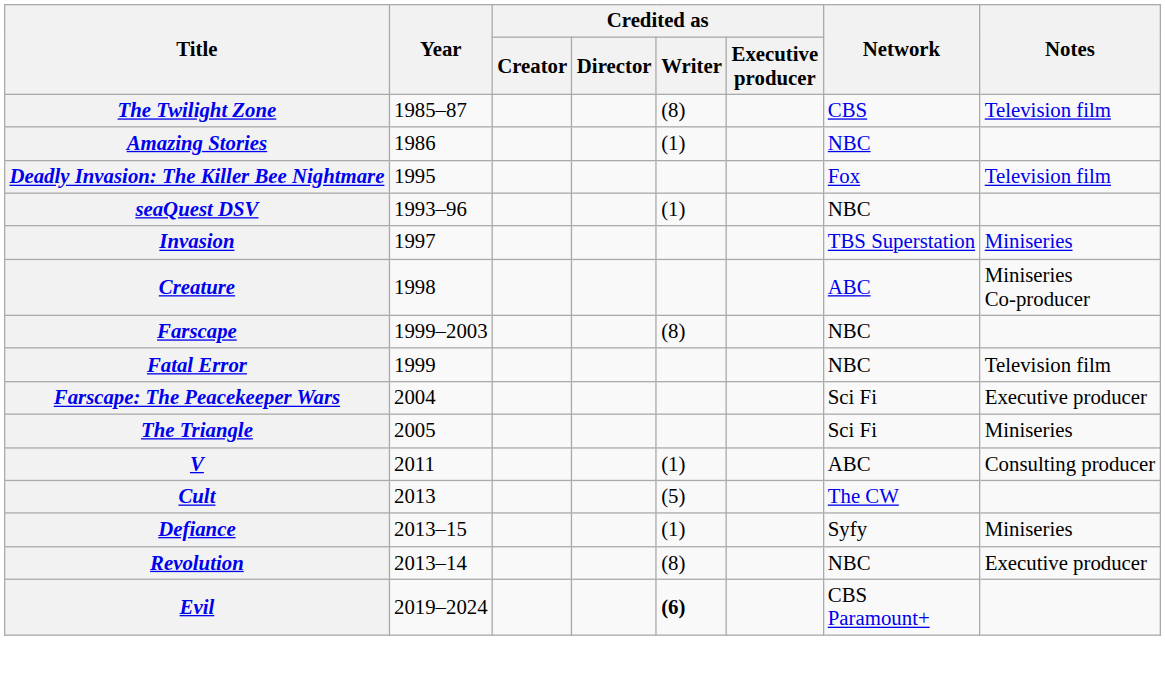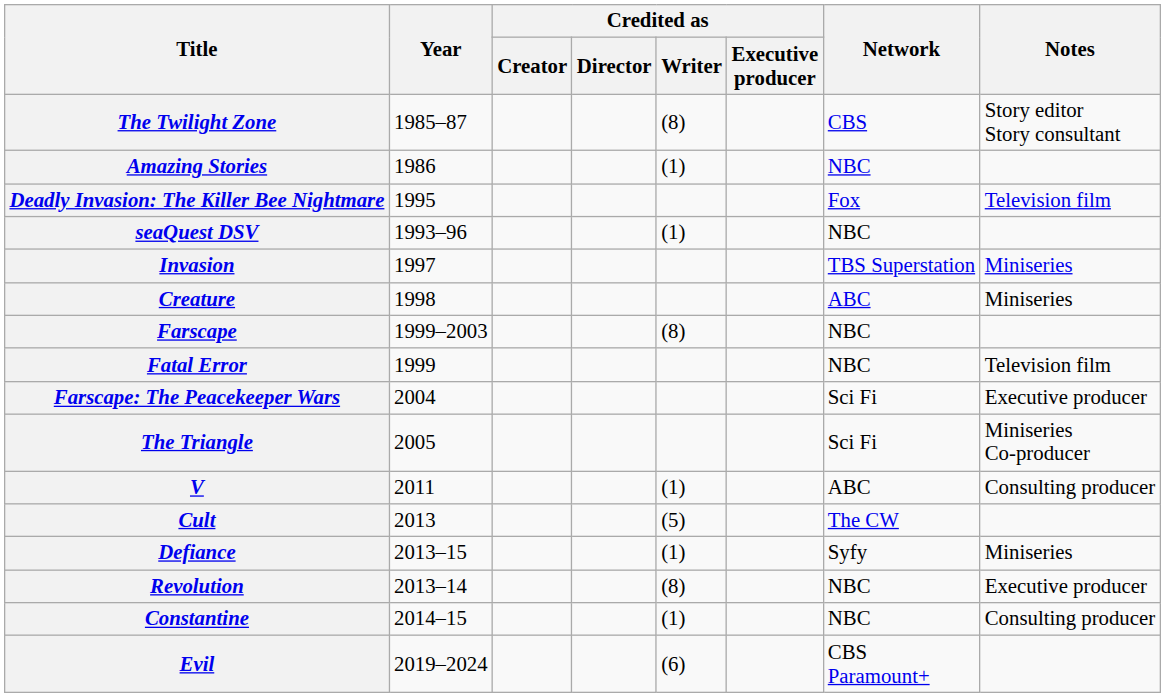(1048, 110) Television film -> (1053, 122) Story editor Story consultant
(1037, 287) Miniseries Co-producer -> (1029, 298) Miniseries
(1029, 430) Miniseries -> (1037, 442) Miniseries Co-producer
+ row: (197, 618)
(673, 607) bold -> (673, 663) normal
